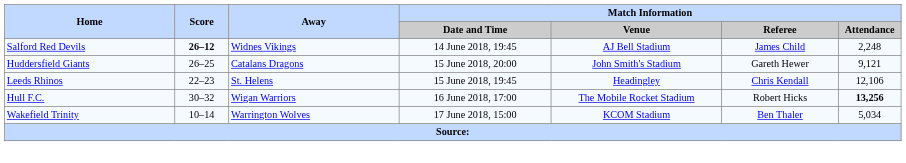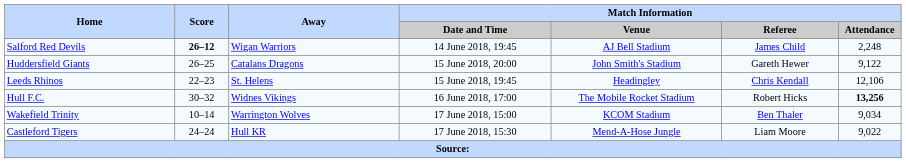(263, 47) Widnes Vikings -> (263, 47) Wigan Warriors
(870, 64) 9,121 -> (870, 64) 9,122
(263, 98) Wigan Warriors -> (263, 98) Widnes Vikings
(870, 115) 5,034 -> (870, 115) 9,034
+ row: (42, 132)
